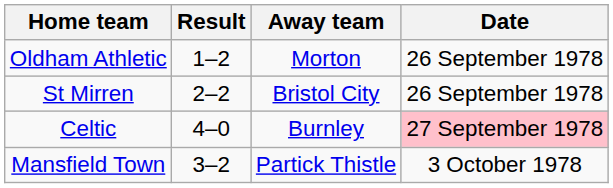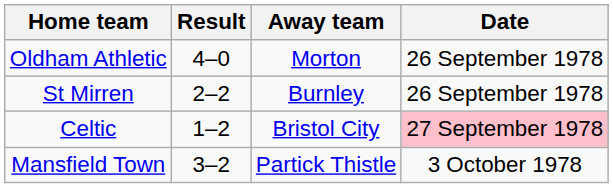(211, 57) 1–2 -> (211, 57) 4–0
(326, 93) Bristol City -> (326, 93) Burnley
(211, 128) 4–0 -> (211, 128) 1–2
(326, 128) Burnley -> (326, 128) Bristol City
